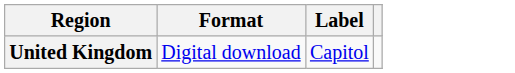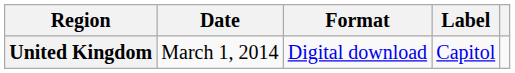+ column: (220, 20)
